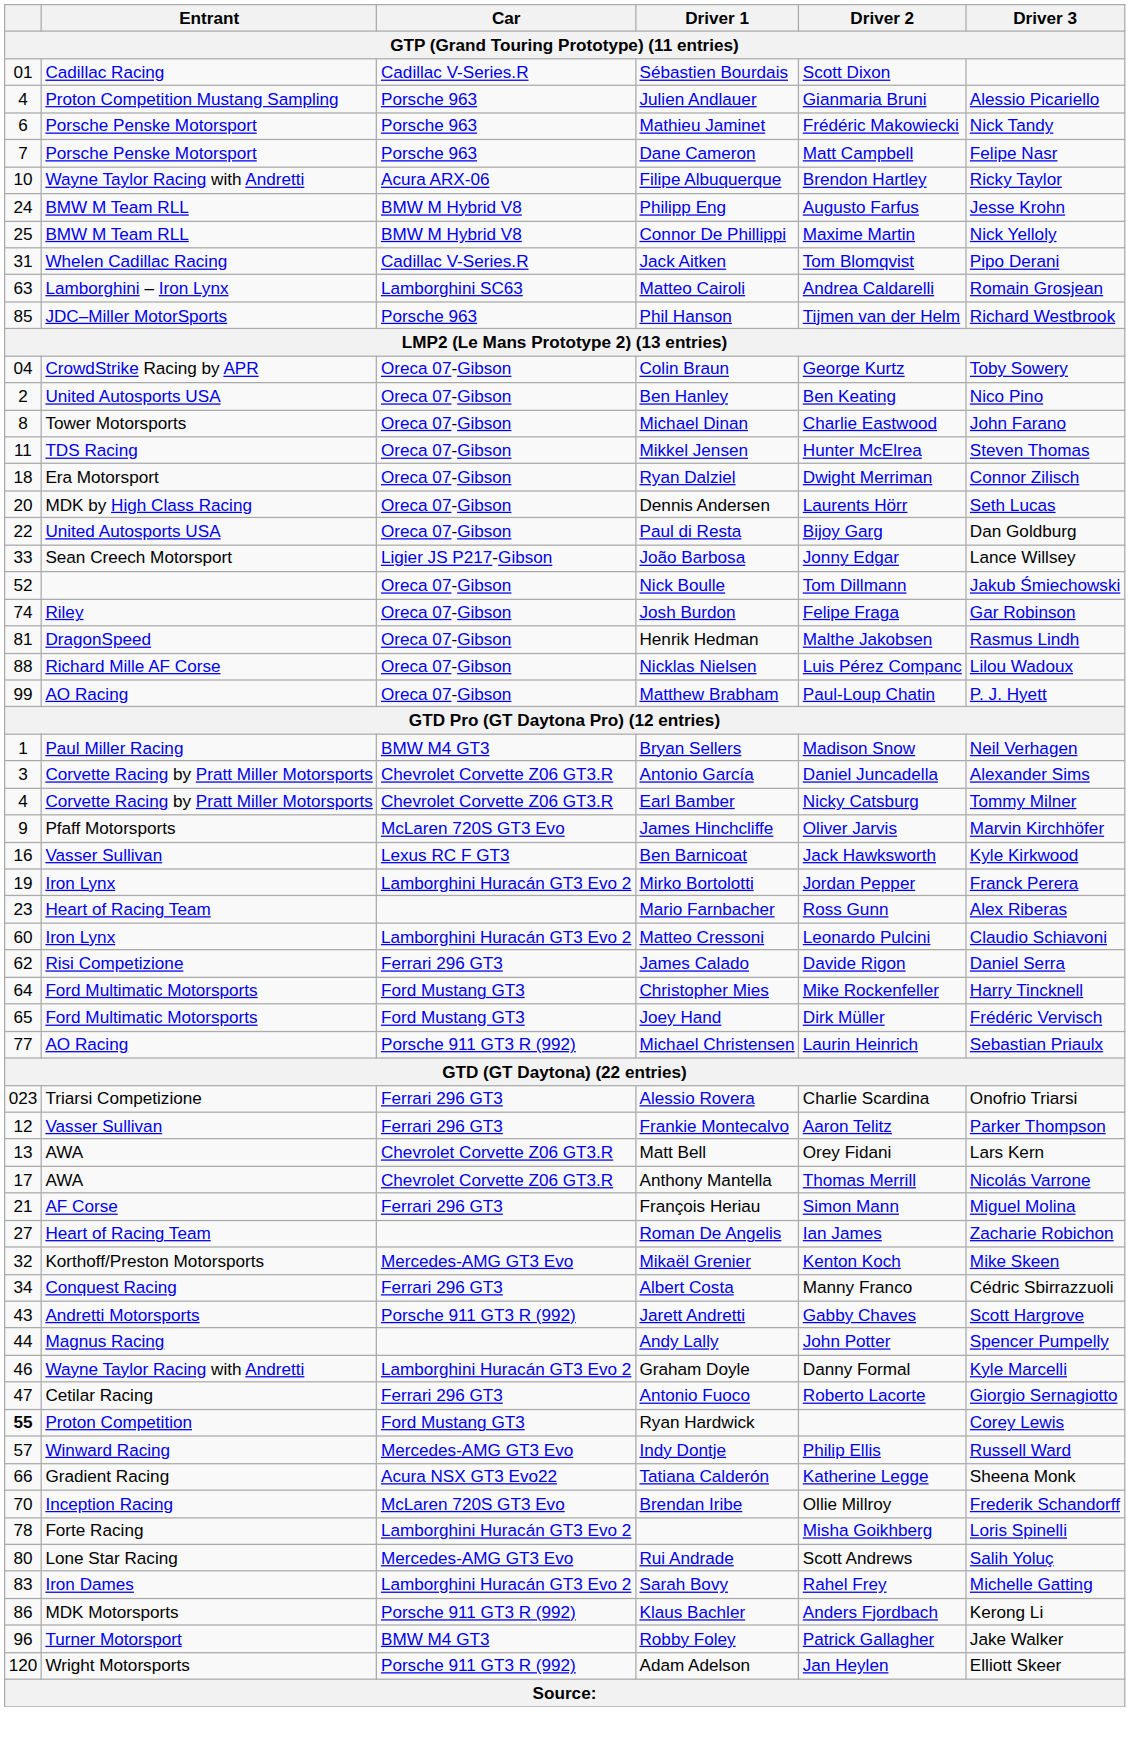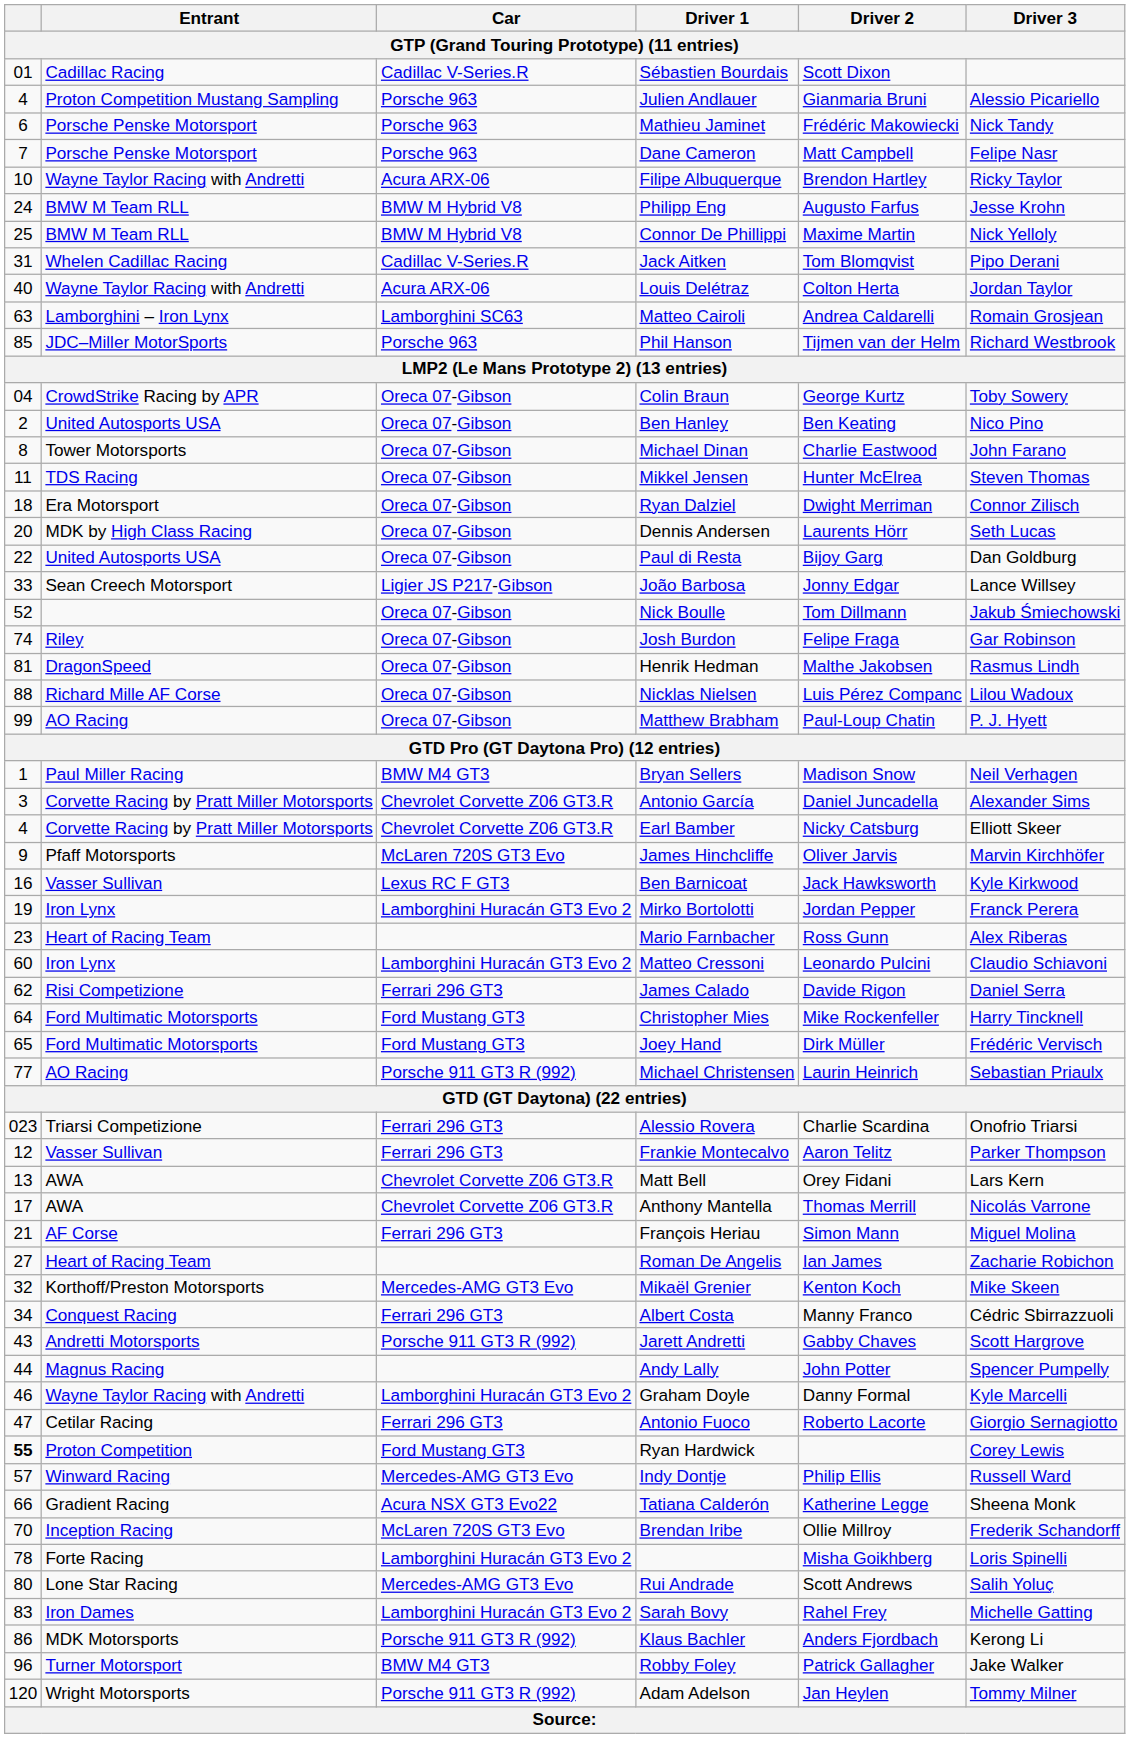+ row: (694, 288)
(1023, 801) Tommy Milner -> (1016, 828) Elliott Skeer
(1016, 1665) Elliott Skeer -> (1023, 1692) Tommy Milner
